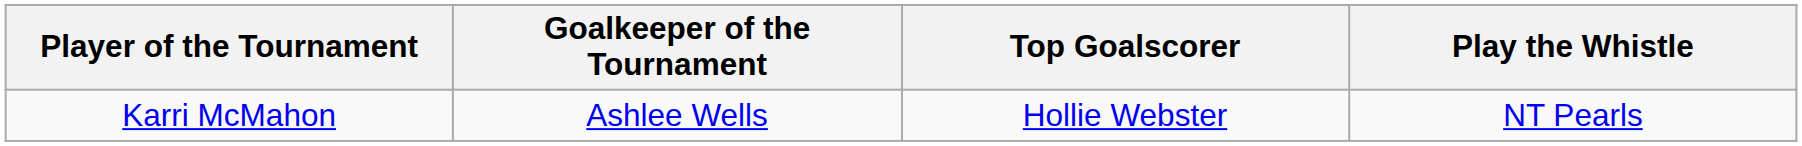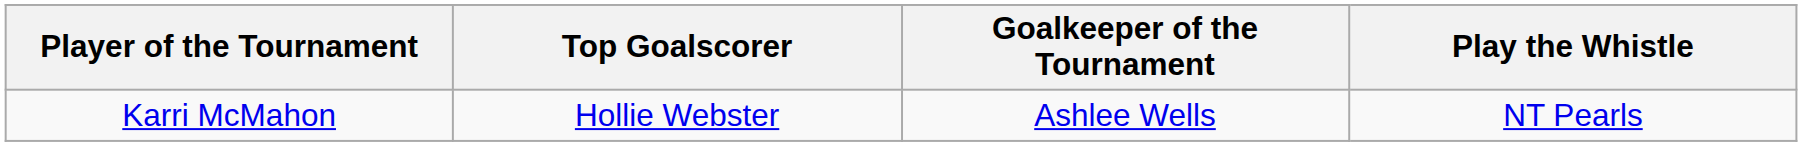columns swapped: (1125, 47) <-> (677, 47)
